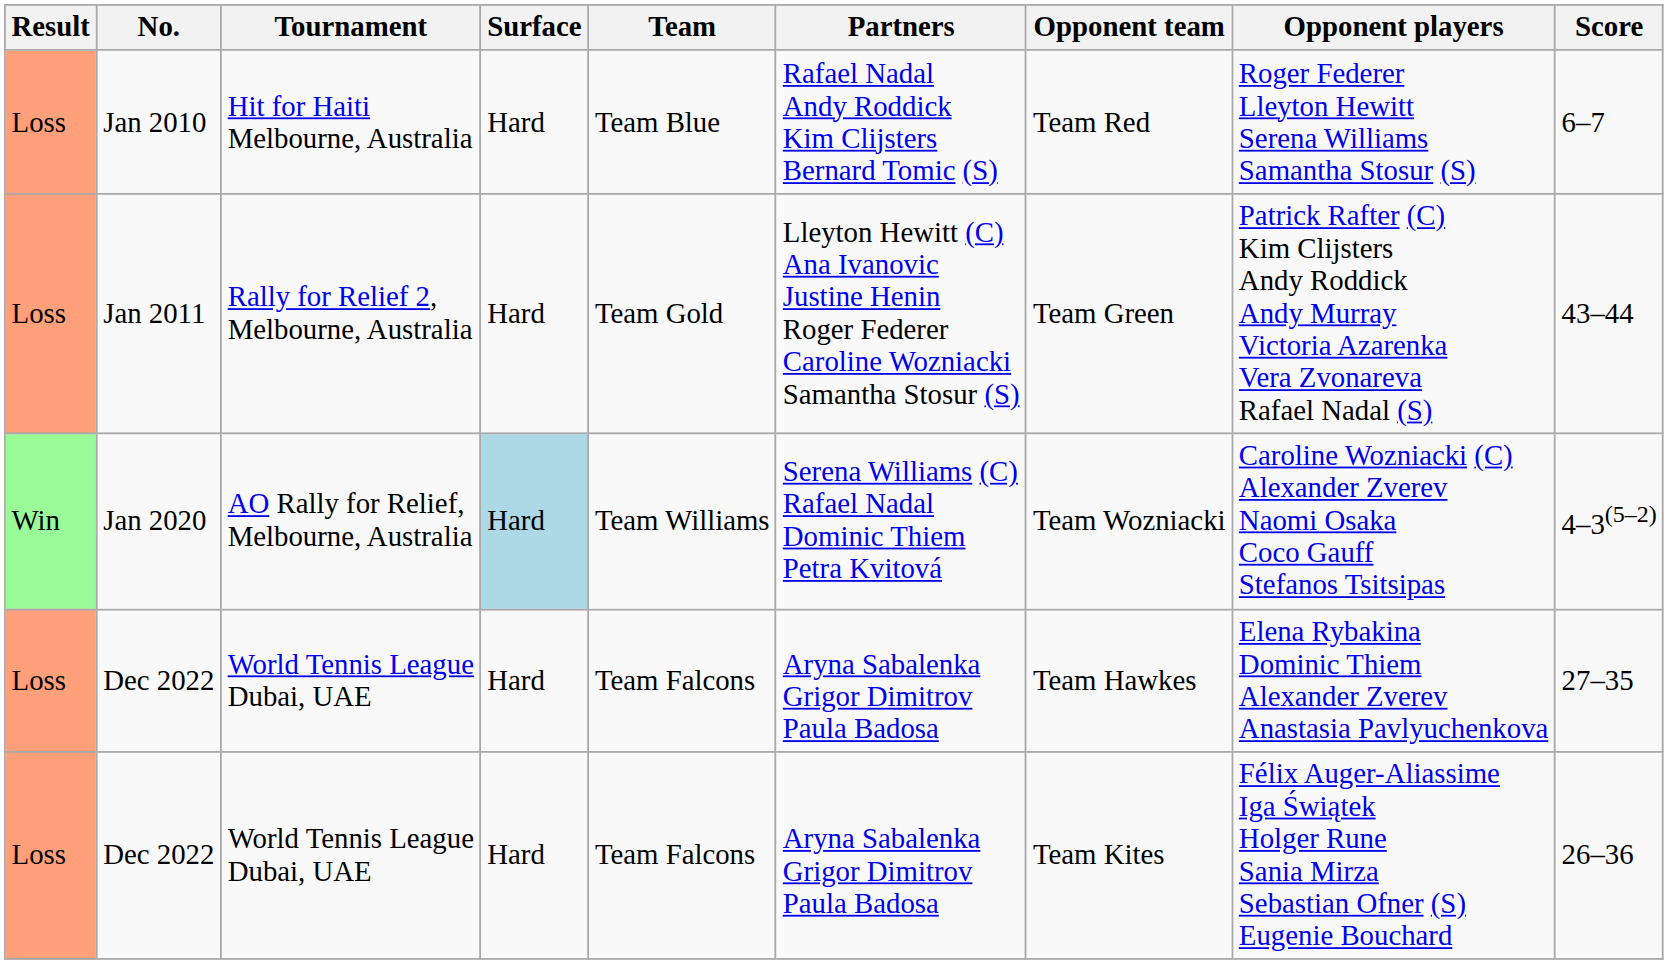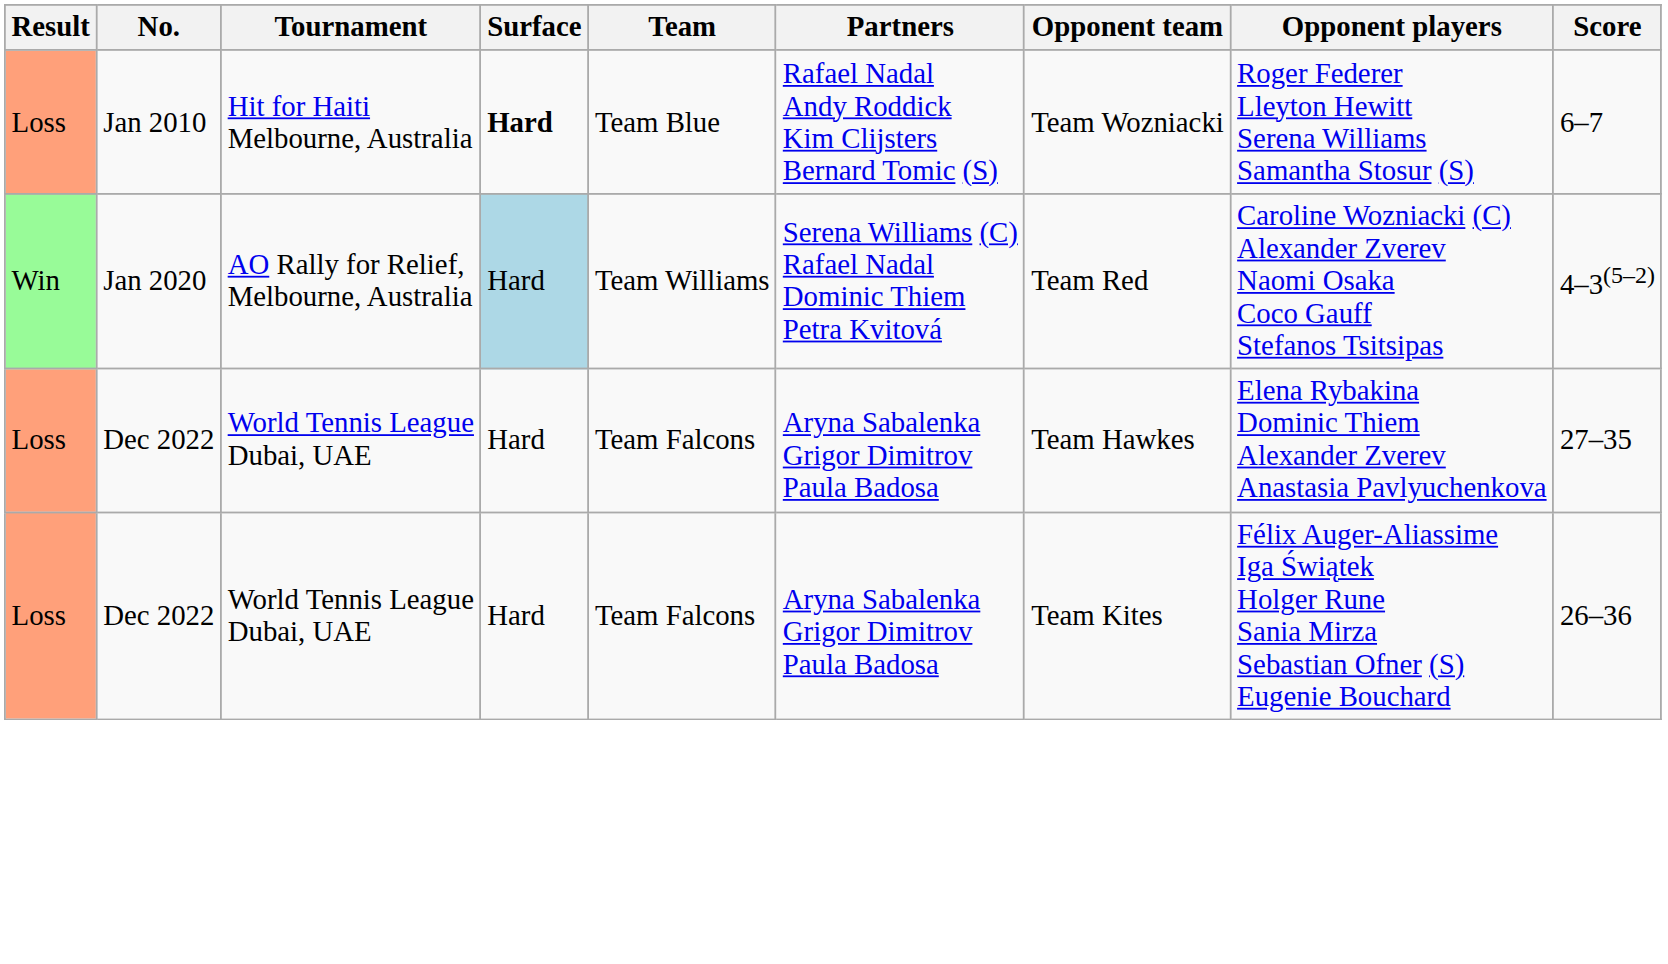(516, 121) normal -> (520, 121) bold
(1091, 121) Team Red -> (1127, 121) Team Wozniacki
- row: (154, 313)
(1129, 520) Team Wozniacki -> (1090, 280) Team Red
